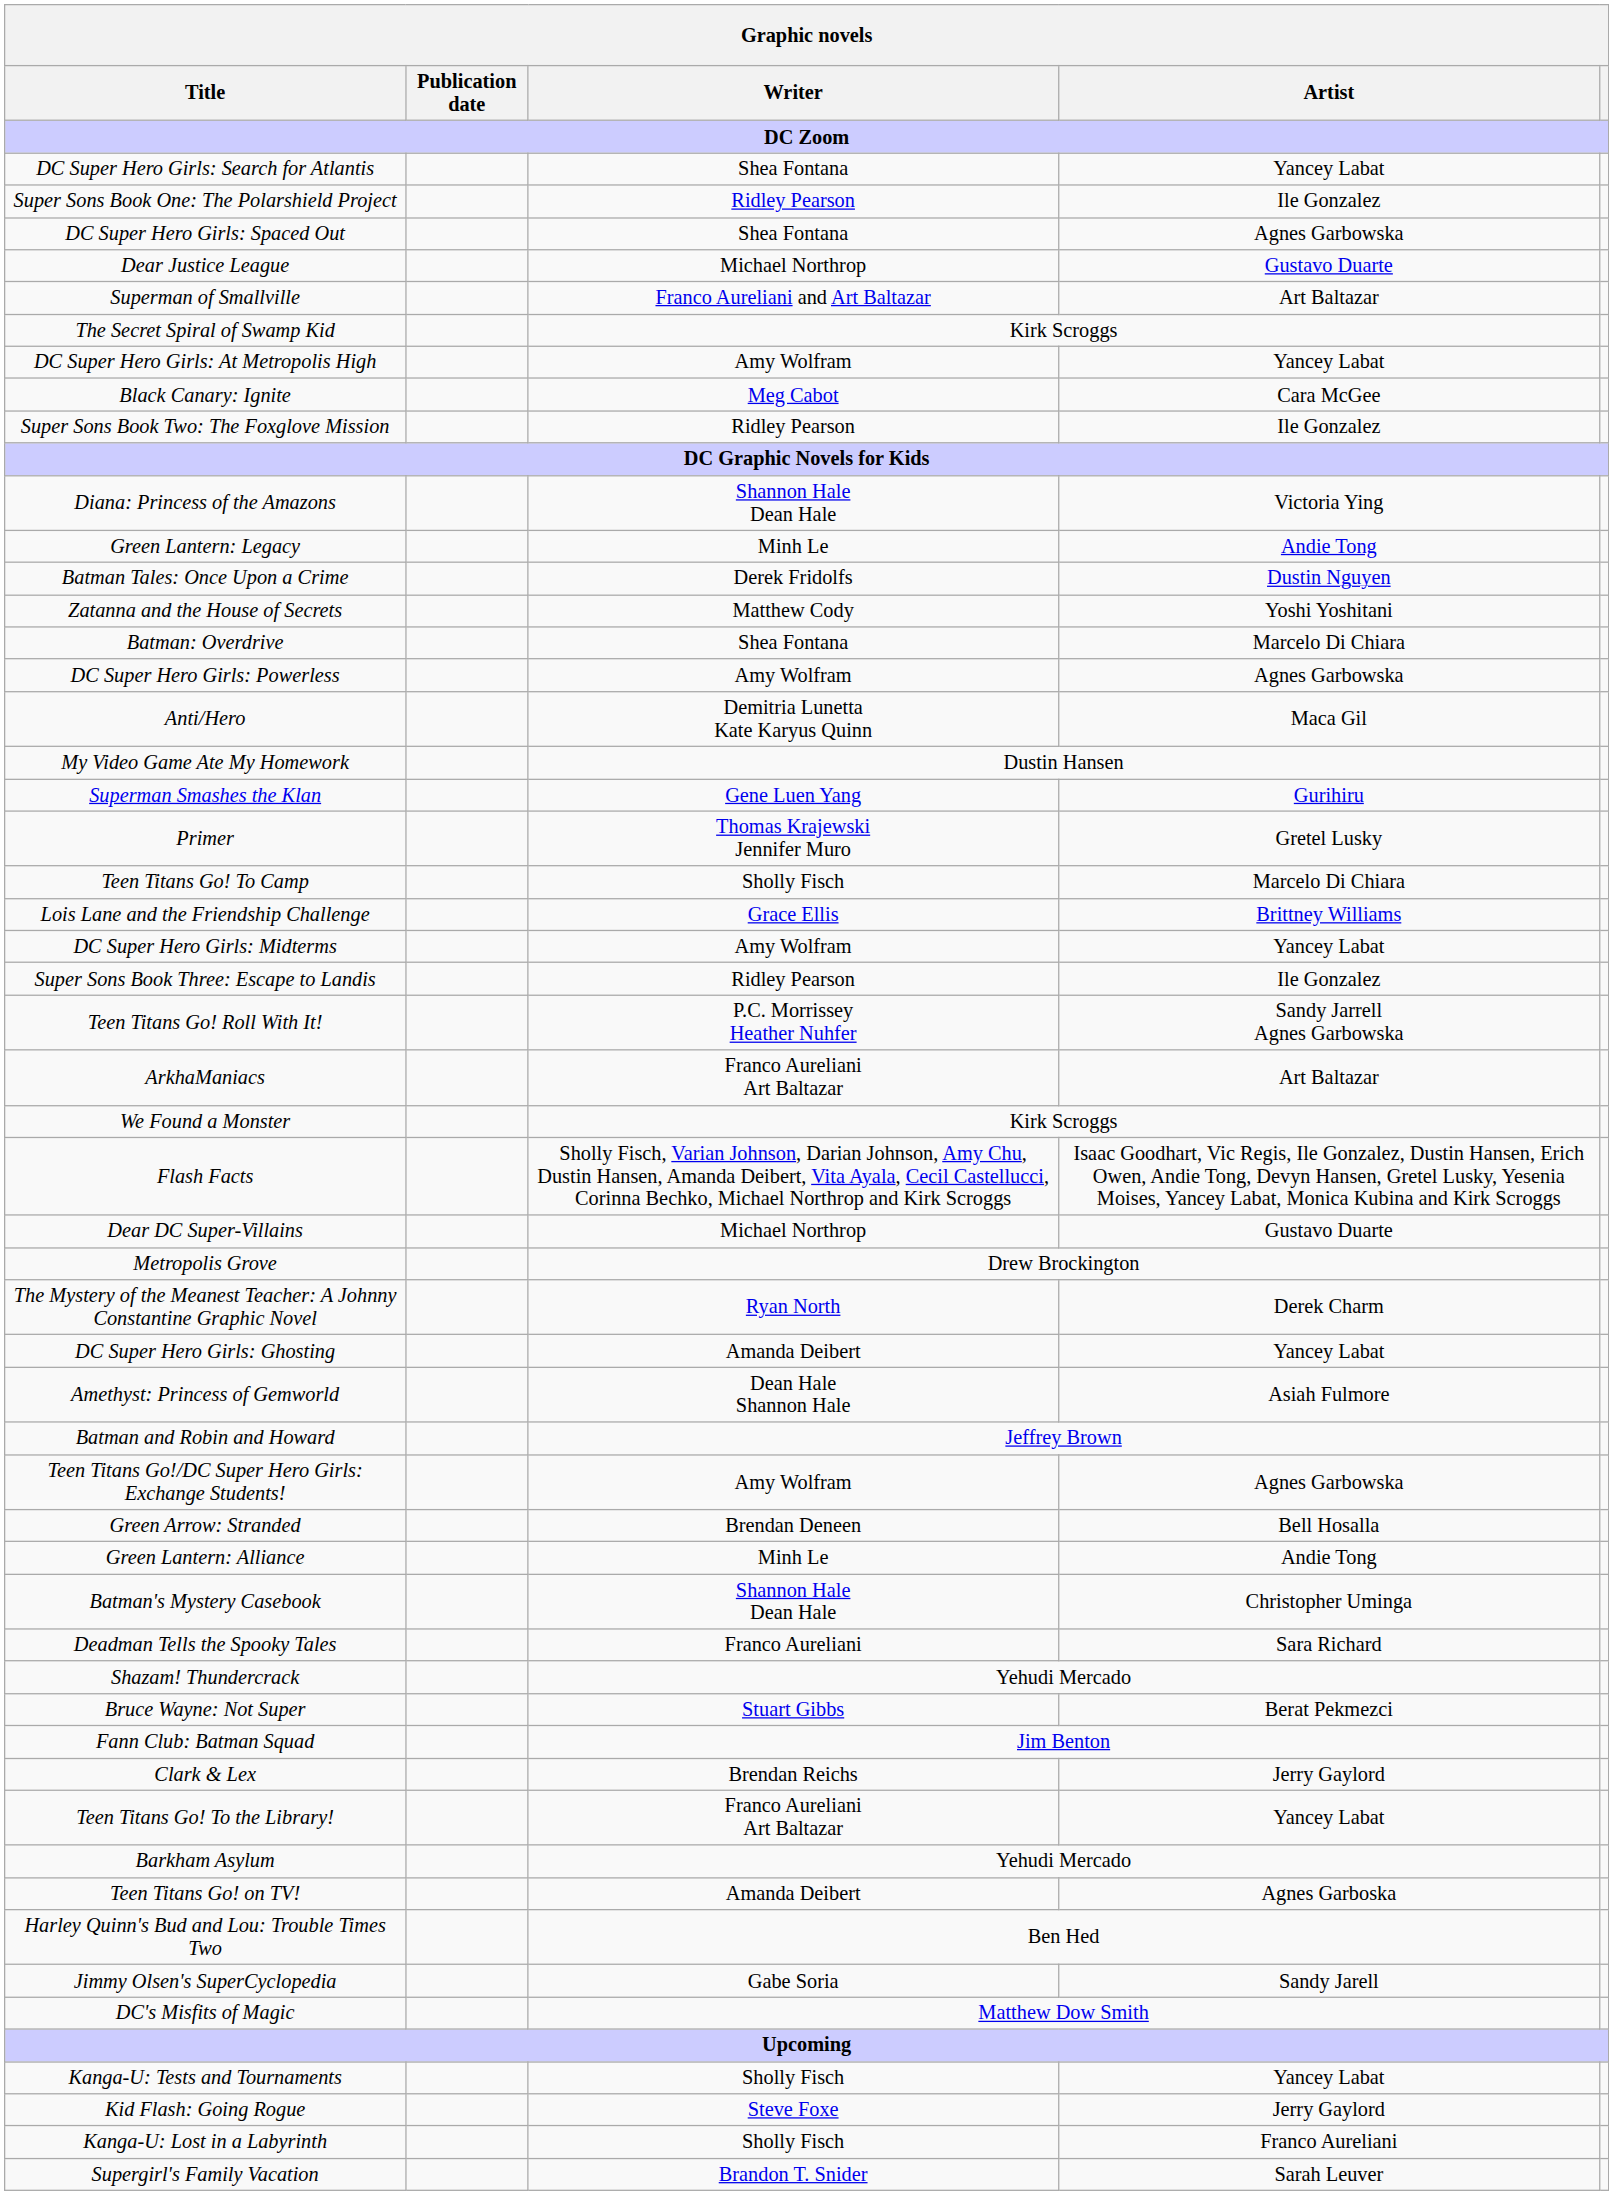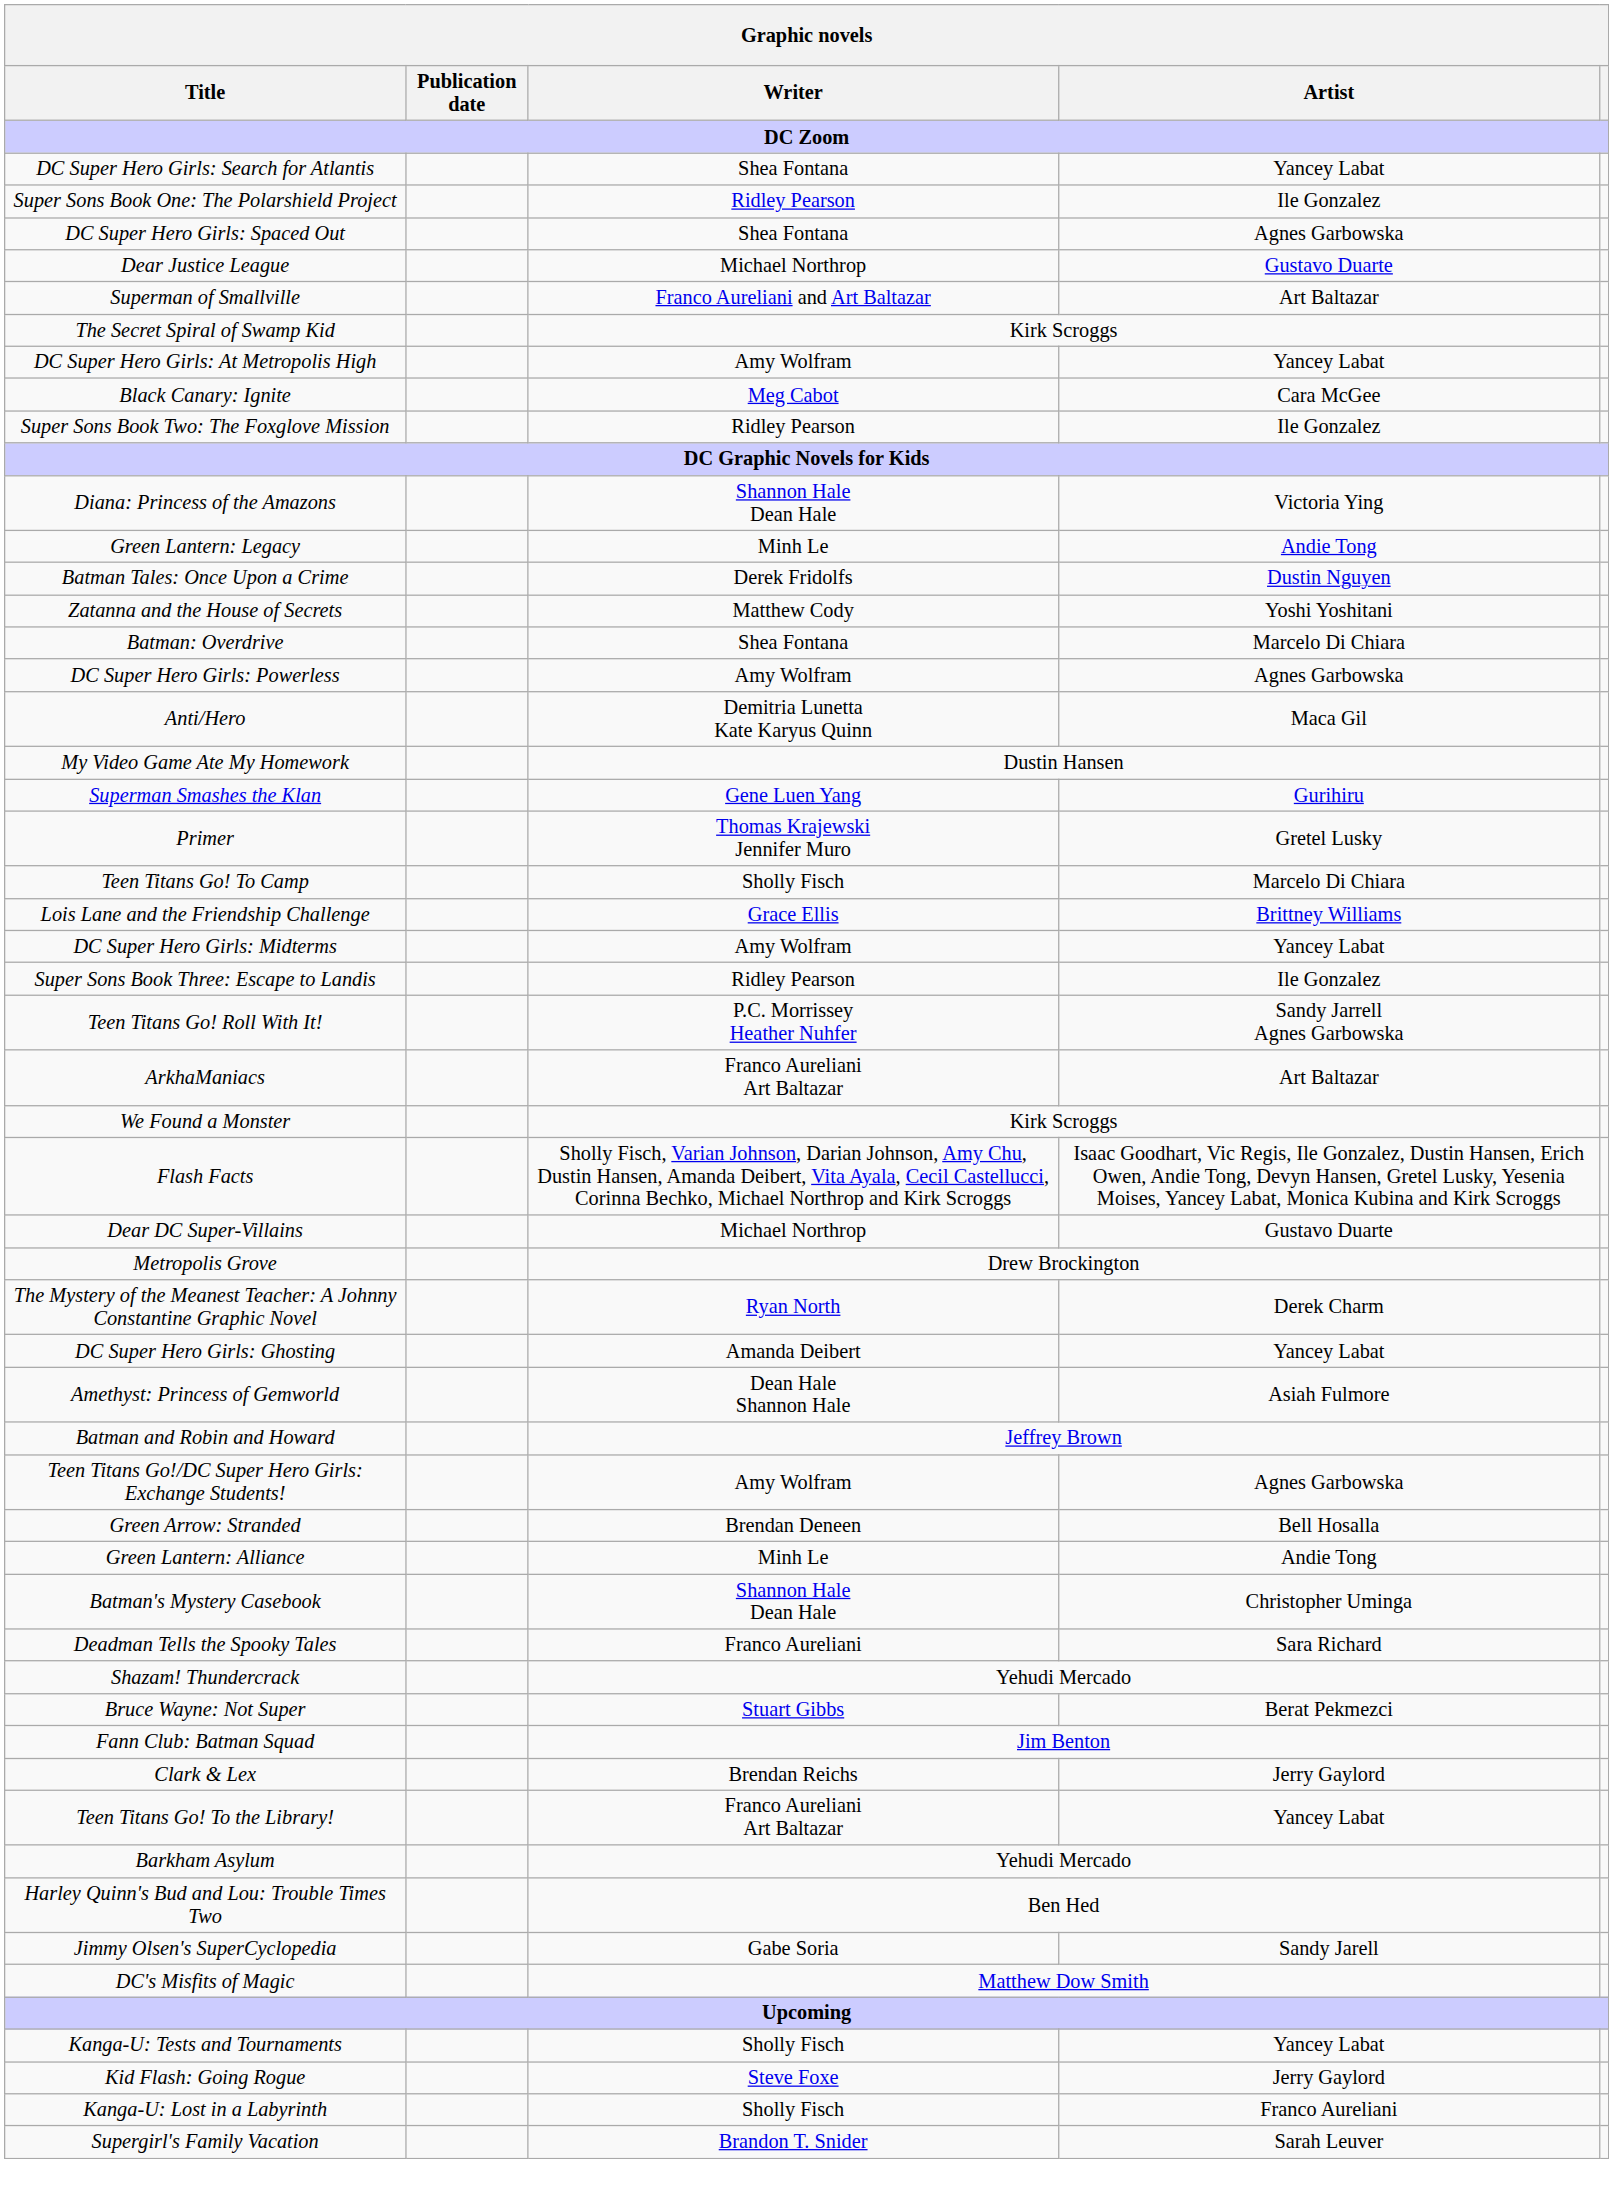- row: (205, 1893)
